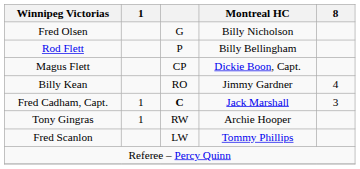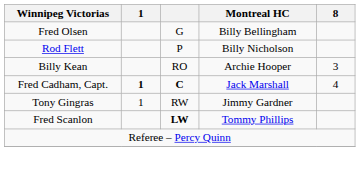(258, 31) Billy Nicholson -> (258, 31) Billy Bellingham
(258, 48) Billy Bellingham -> (258, 48) Billy Nicholson
- row: (63, 66)
(258, 84) Jimmy Gardner -> (258, 66) Archie Hooper
(336, 84) 4 -> (336, 66) 3
(141, 102) normal -> (141, 84) bold
(336, 102) 3 -> (336, 84) 4
(258, 119) Archie Hooper -> (258, 102) Jimmy Gardner
(180, 137) normal -> (180, 119) bold
